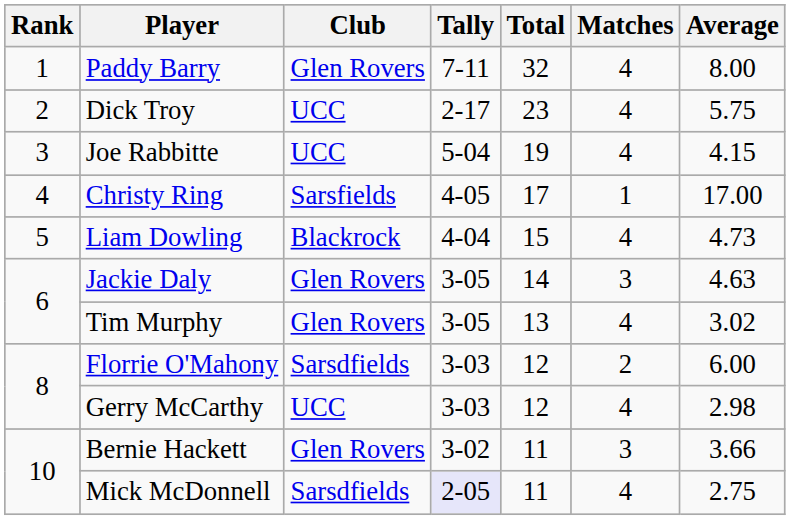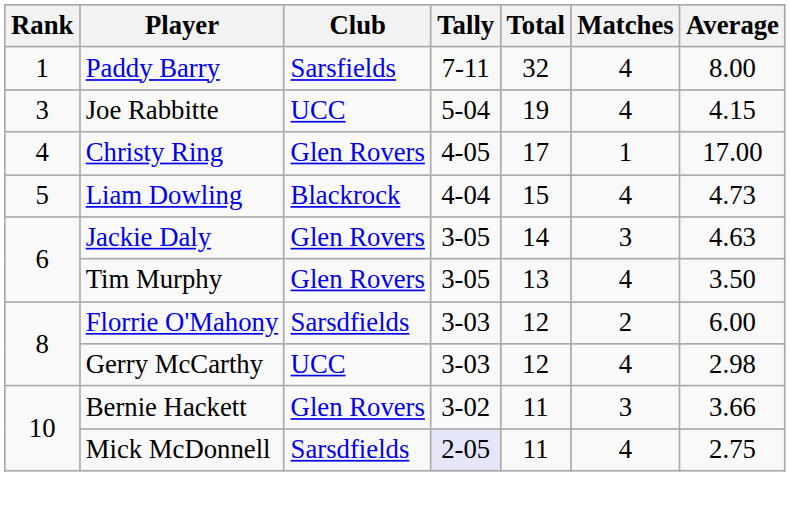(358, 68) Glen Rovers -> (343, 68) Sarsfields
- row: (140, 110)
(343, 195) Sarsfields -> (358, 152) Glen Rovers
(732, 322) 3.02 -> (732, 279) 3.50
